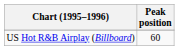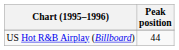(155, 38) 60 -> (155, 38) 44
